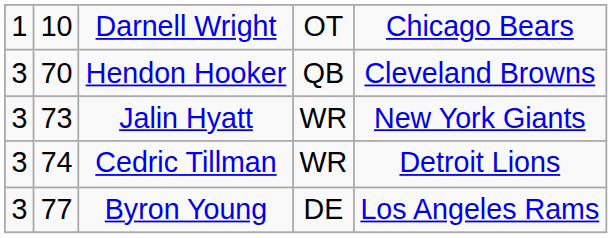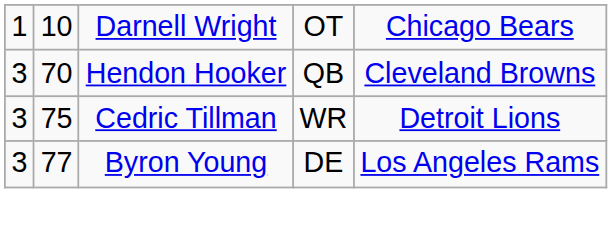- row: (186, 118)
(57, 163) 74 -> (57, 118) 75
